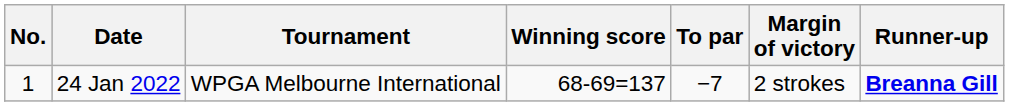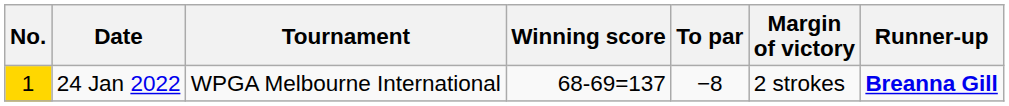(28, 84) no background -> (28, 84) gold background
(710, 84) −7 -> (710, 84) −8
